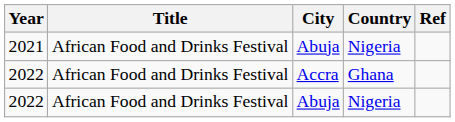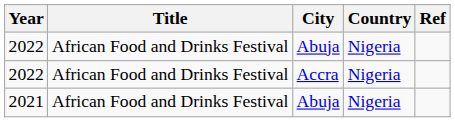rows swapped: (26, 46) <-> (26, 102)
(371, 74) Ghana -> (374, 74) Nigeria
